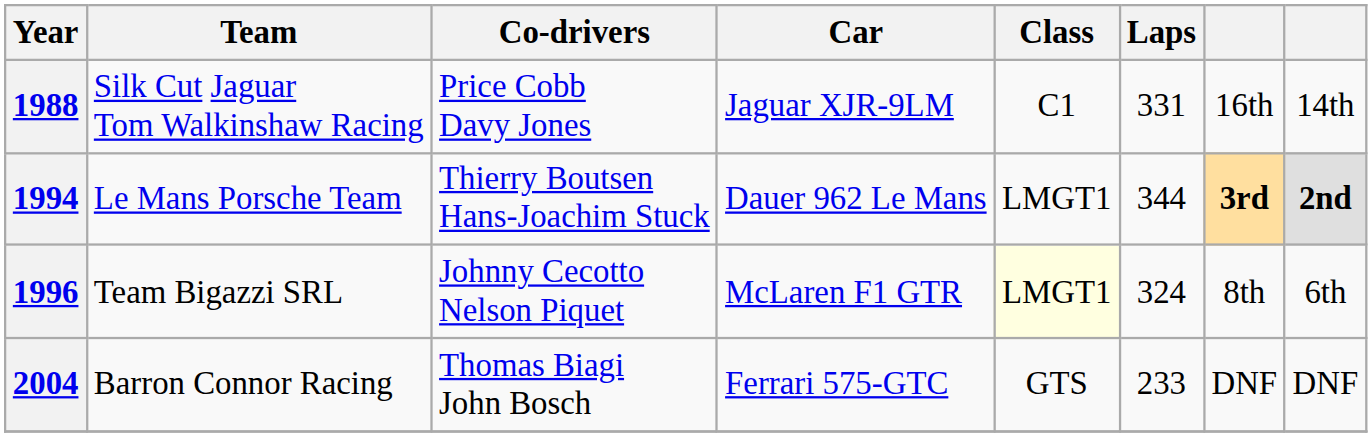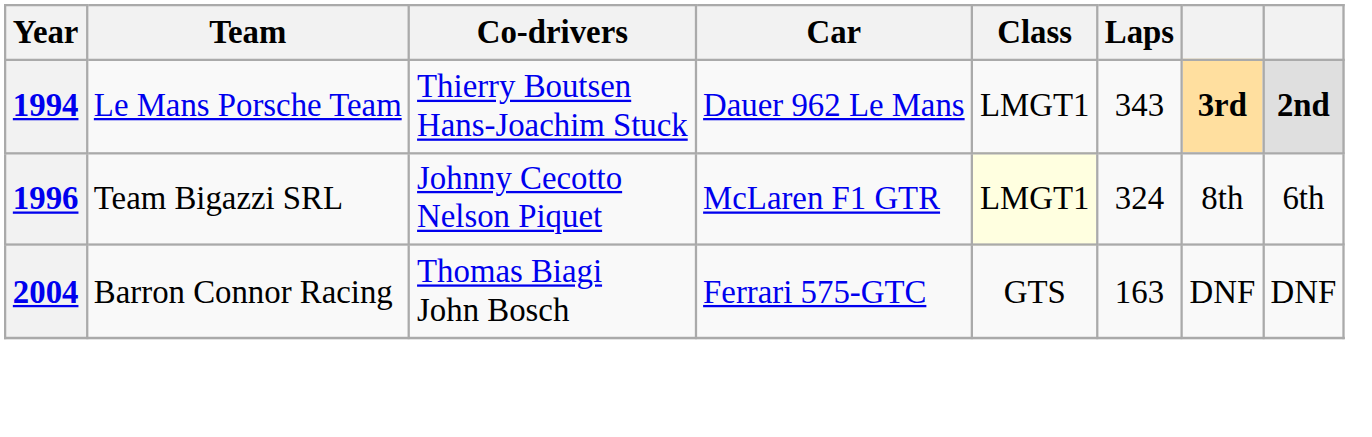- row: (46, 105)
(1161, 198) 344 -> (1139, 105) 343
(1161, 384) 233 -> (1139, 291) 163
